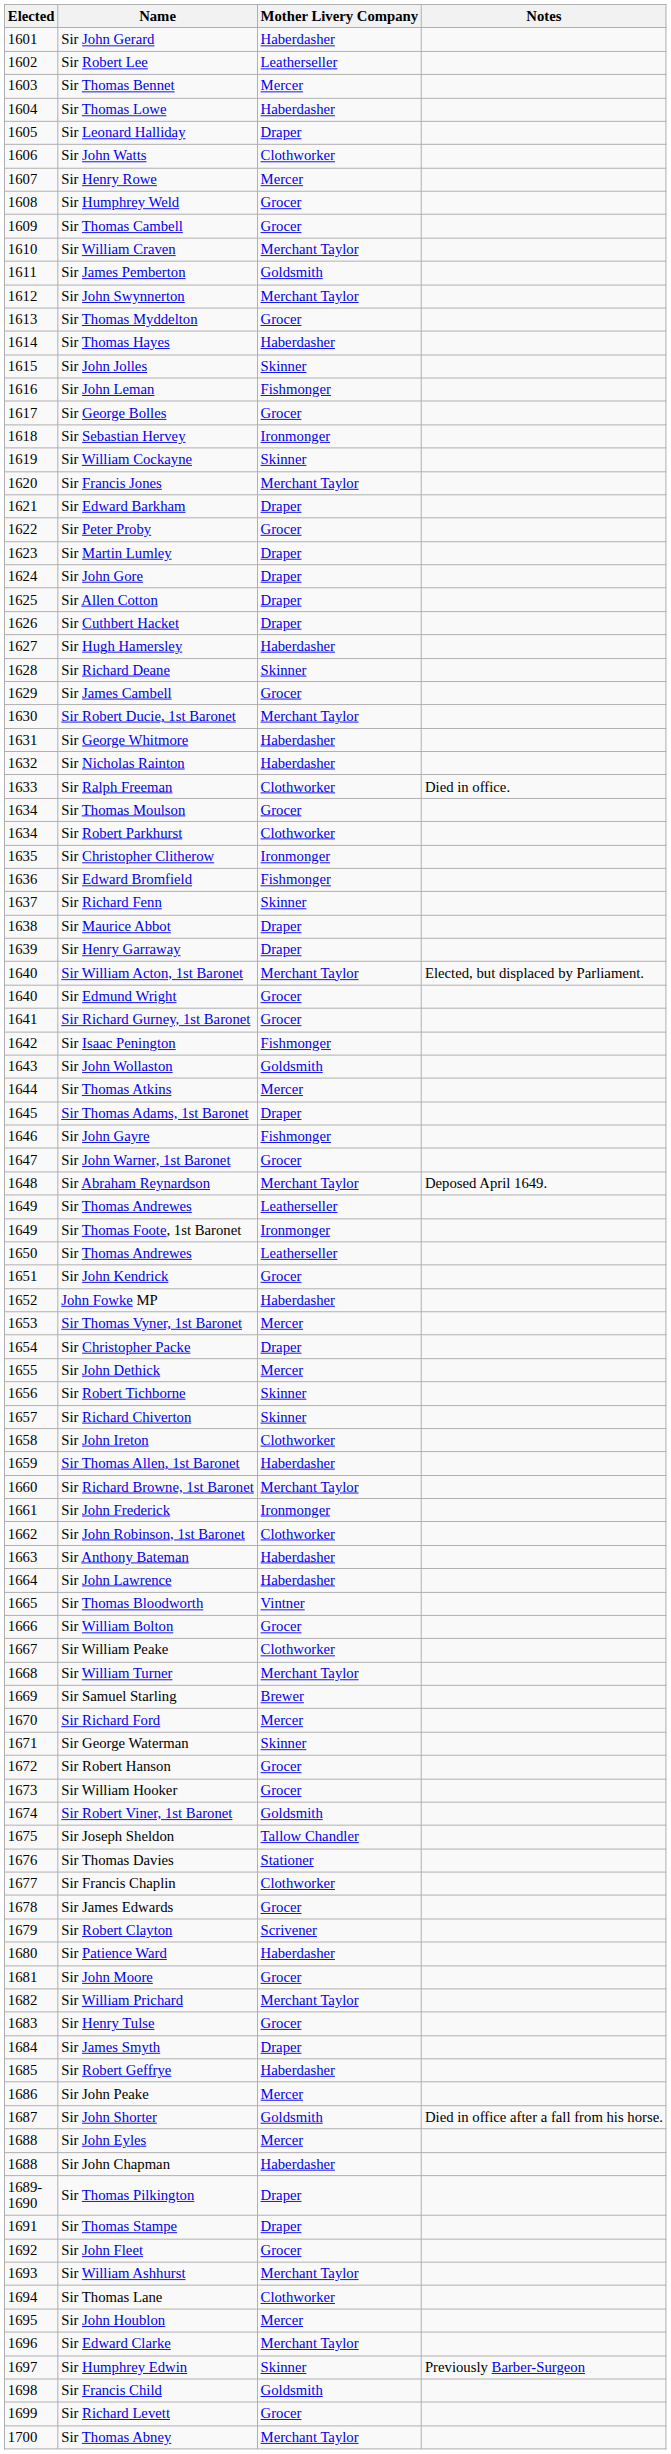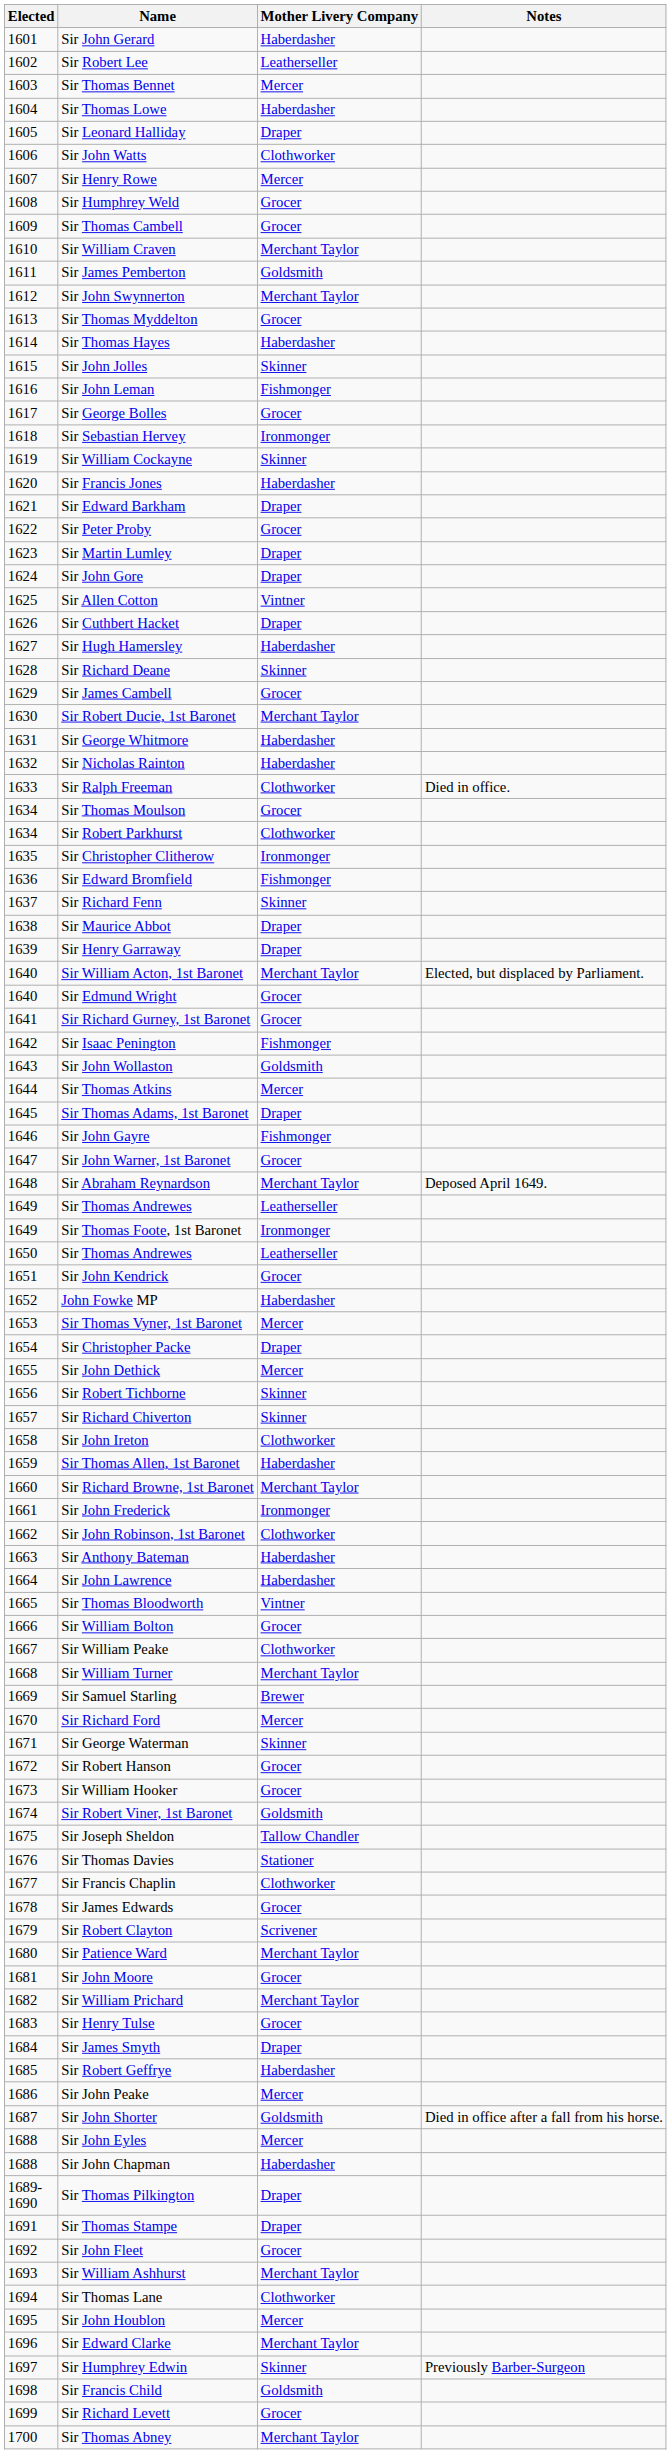(310, 483) Merchant Taylor -> (298, 483) Haberdasher
(281, 599) Draper -> (283, 599) Vintner
(298, 1953) Haberdasher -> (310, 1953) Merchant Taylor
